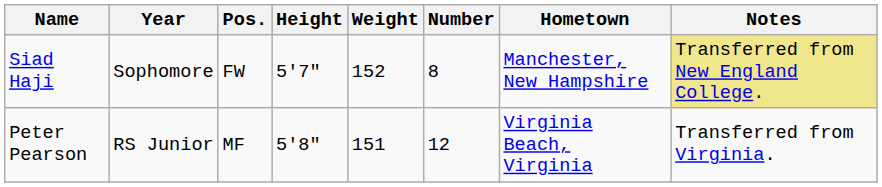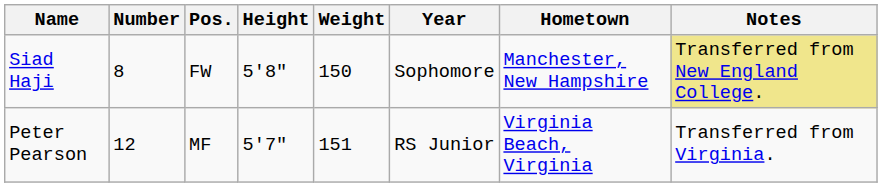columns swapped: (461, 20) <-> (164, 20)
(298, 72) 5'7" -> (265, 72) 5'8"
(369, 72) 152 -> (335, 72) 150
(298, 145) 5'8" -> (265, 145) 5'7"
